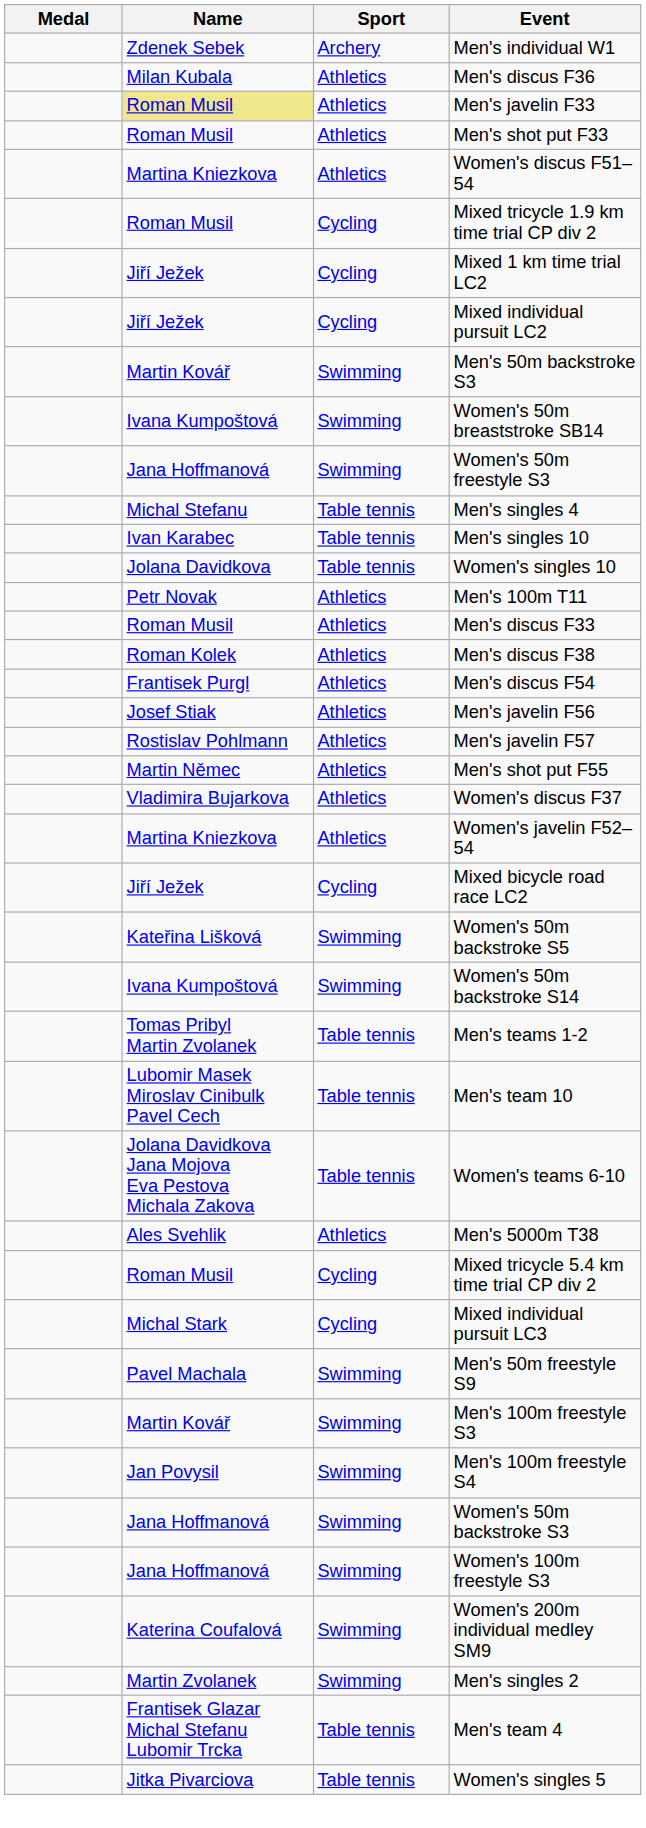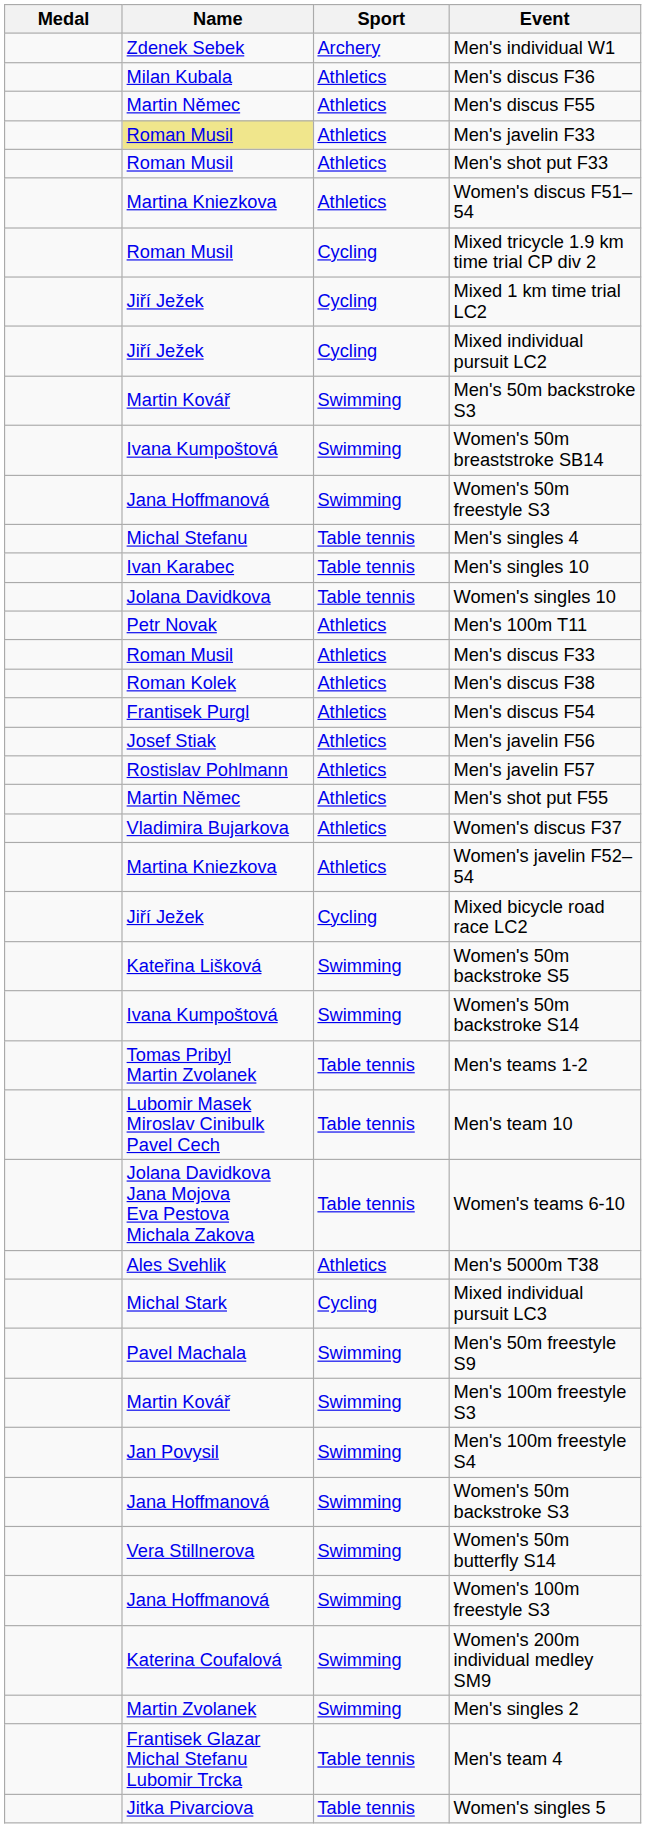+ row: (524, 105)
- row: (539, 1274)
+ row: (511, 1550)
